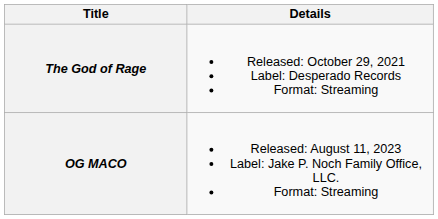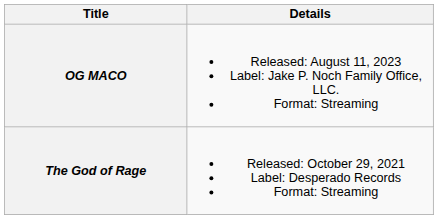rows swapped: (96, 68) <-> (96, 163)
